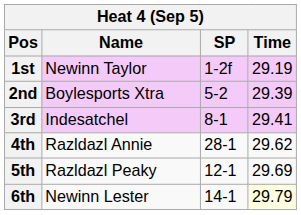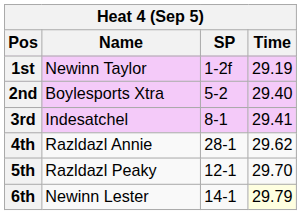(272, 94) 29.39 -> (272, 94) 29.40
(272, 171) 29.69 -> (272, 171) 29.70
